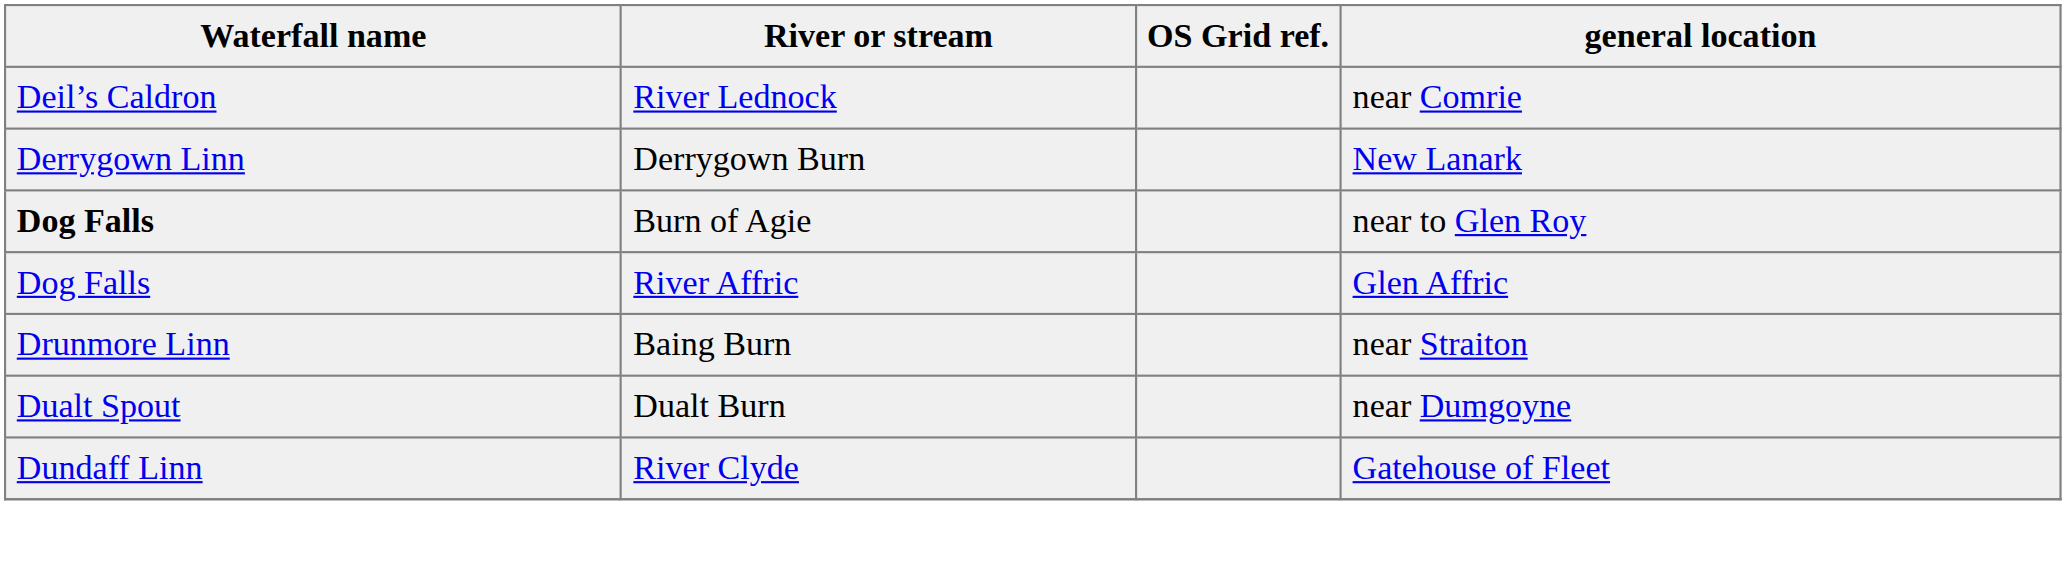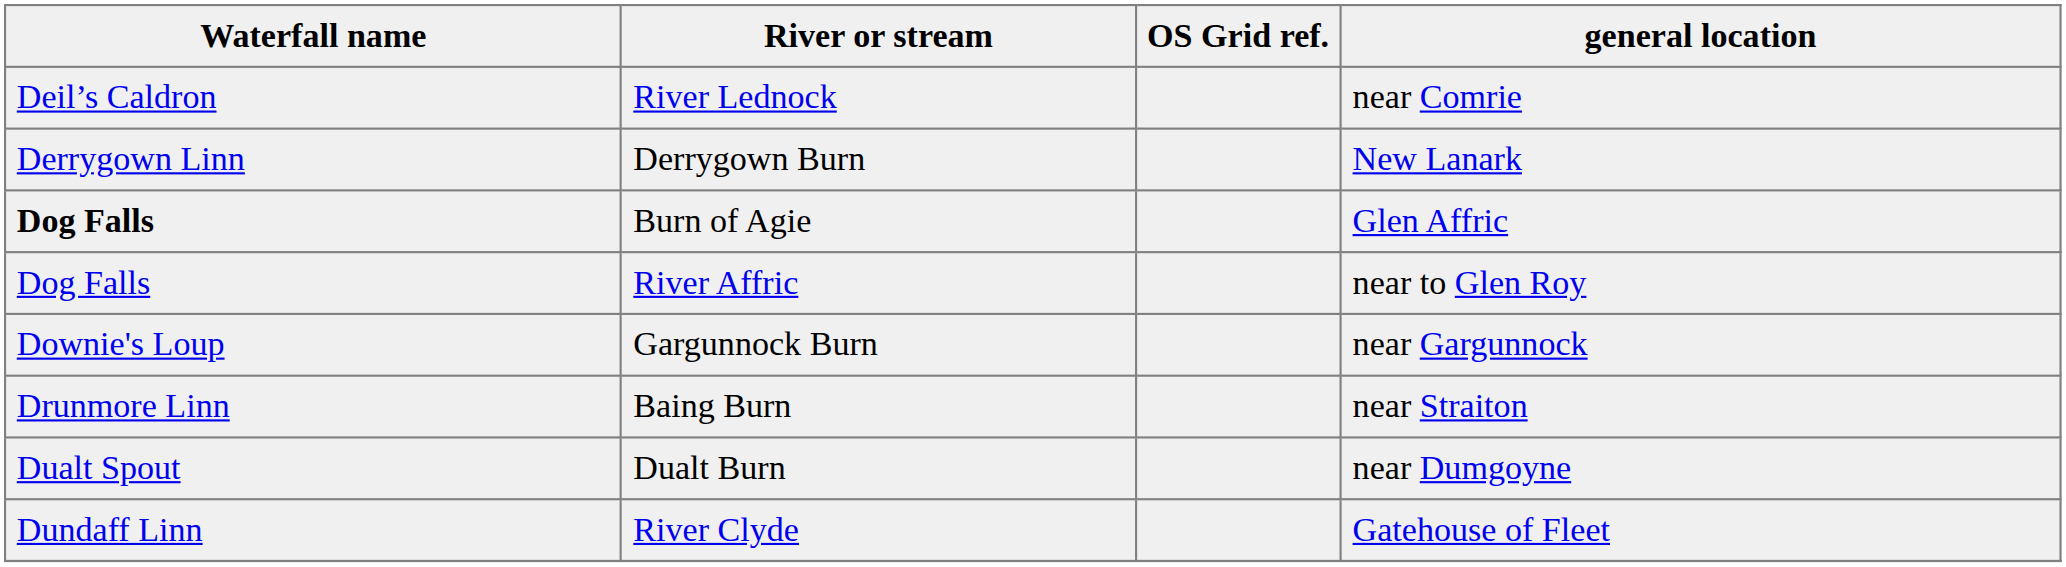(1469, 220) near to Glen Roy -> (1430, 220) Glen Affric
(1430, 282) Glen Affric -> (1469, 282) near to Glen Roy
+ row: (756, 344)
